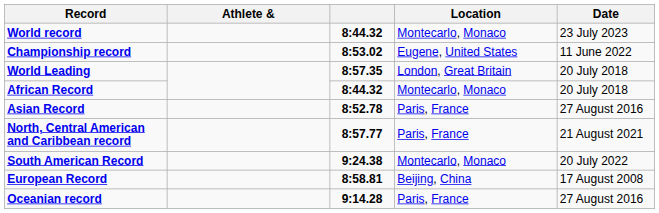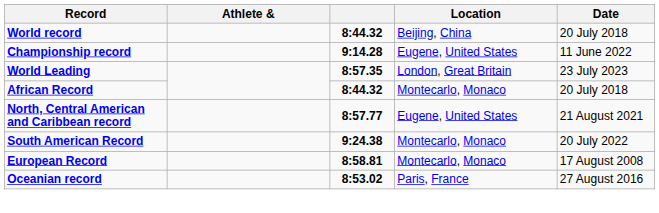(452, 33) Montecarlo, Monaco -> (434, 33) Beijing, China
(594, 33) 23 July 2023 -> (594, 33) 20 July 2018
(362, 52) 8:53.02 -> (362, 52) 9:14.28
(594, 71) 20 July 2018 -> (594, 71) 23 July 2023
- row: (46, 109)
(433, 134) Paris, France -> (457, 115) Eugene, United States
(434, 179) Beijing, China -> (452, 160) Montecarlo, Monaco
(362, 198) 9:14.28 -> (362, 179) 8:53.02
